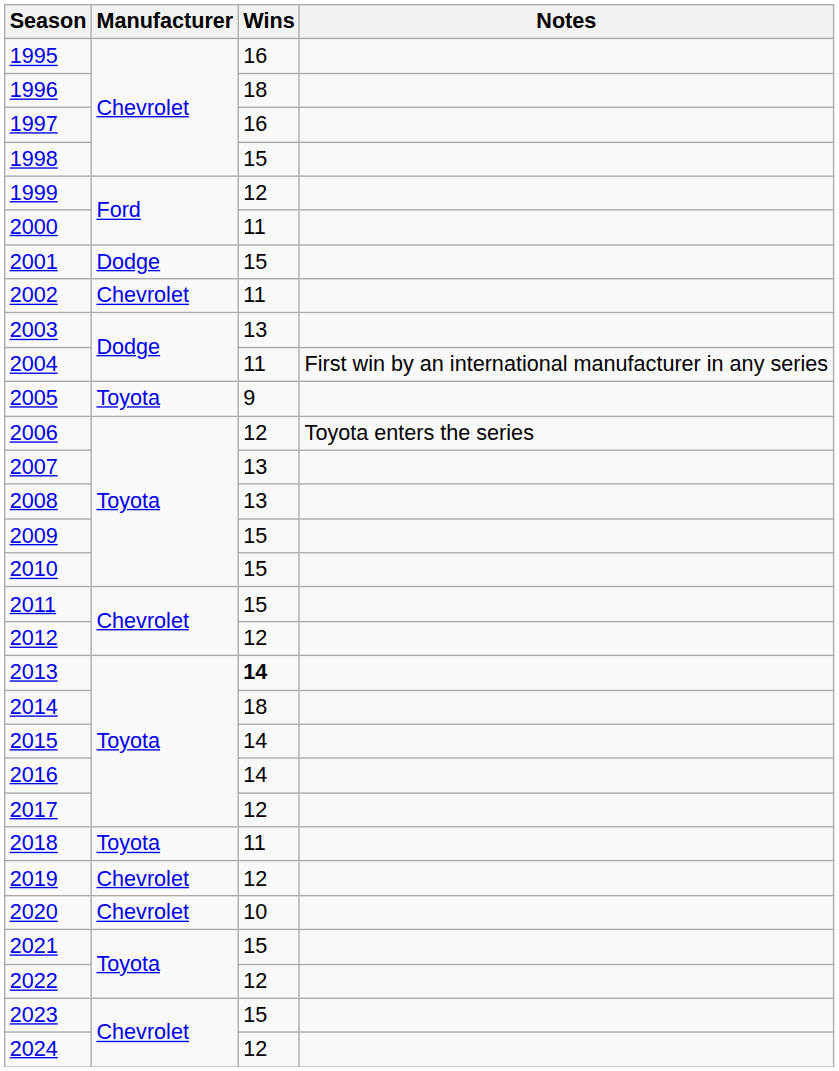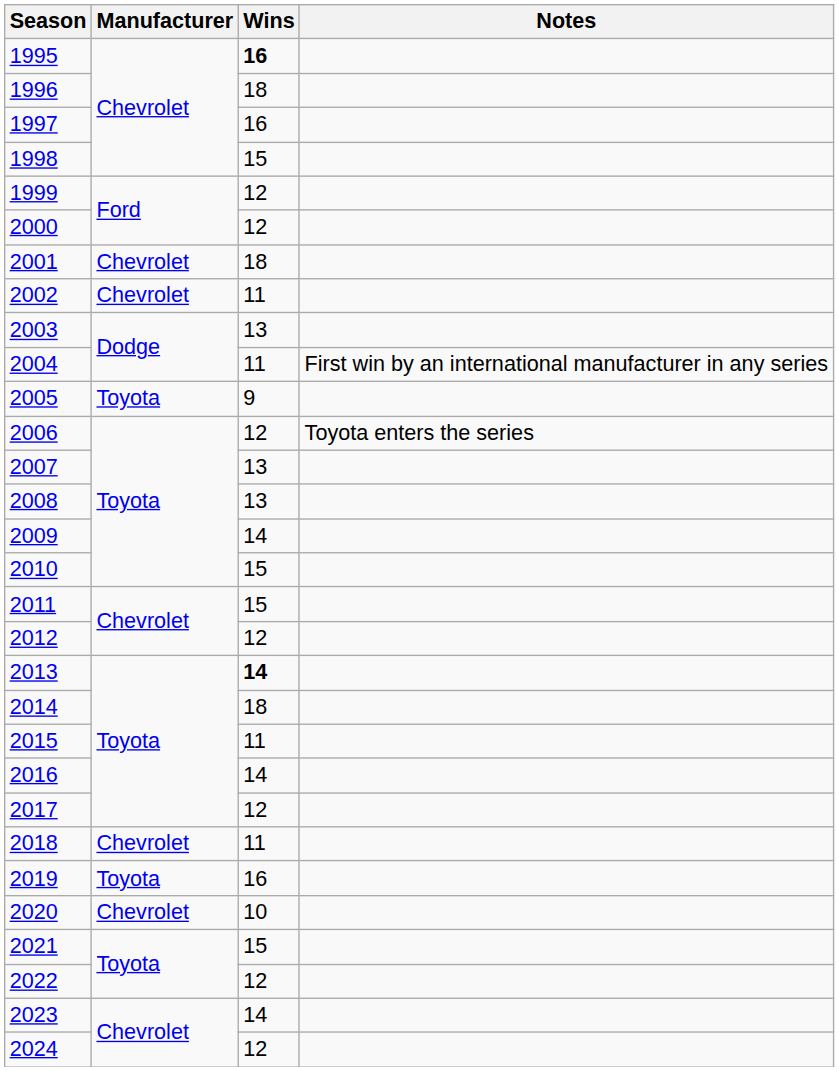(255, 55) normal -> (255, 55) bold
(254, 227) 11 -> (255, 227) 12
(128, 261) Dodge -> (143, 261) Chevrolet
(255, 261) 15 -> (255, 261) 18
(255, 535) 15 -> (255, 535) 14
(255, 741) 14 -> (254, 741) 11
(128, 843) Toyota -> (143, 843) Chevrolet
(143, 878) Chevrolet -> (128, 878) Toyota
(255, 878) 12 -> (255, 878) 16
(255, 1015) 15 -> (255, 1015) 14
